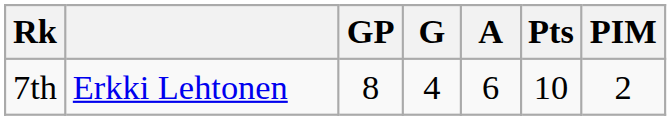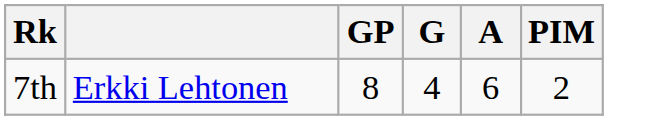- column: (551, 31)
